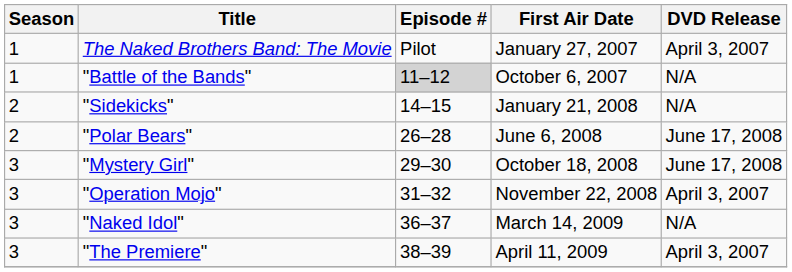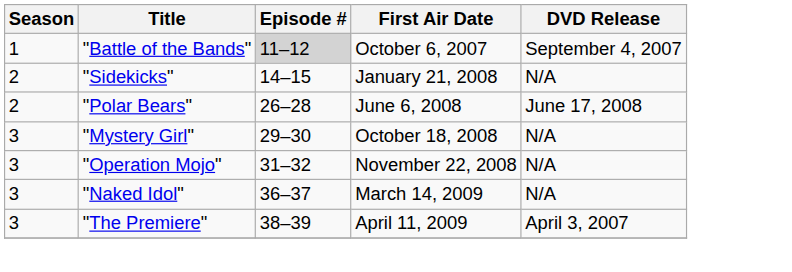- row: (237, 48)
(681, 77) N/A -> (604, 48) September 4, 2007
(724, 164) June 17, 2008 -> (541, 135) N/A
(717, 194) April 3, 2007 -> (541, 164) N/A
